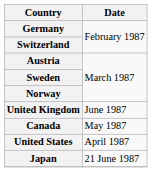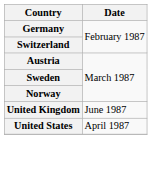- row: (43, 126)
- row: (43, 158)
